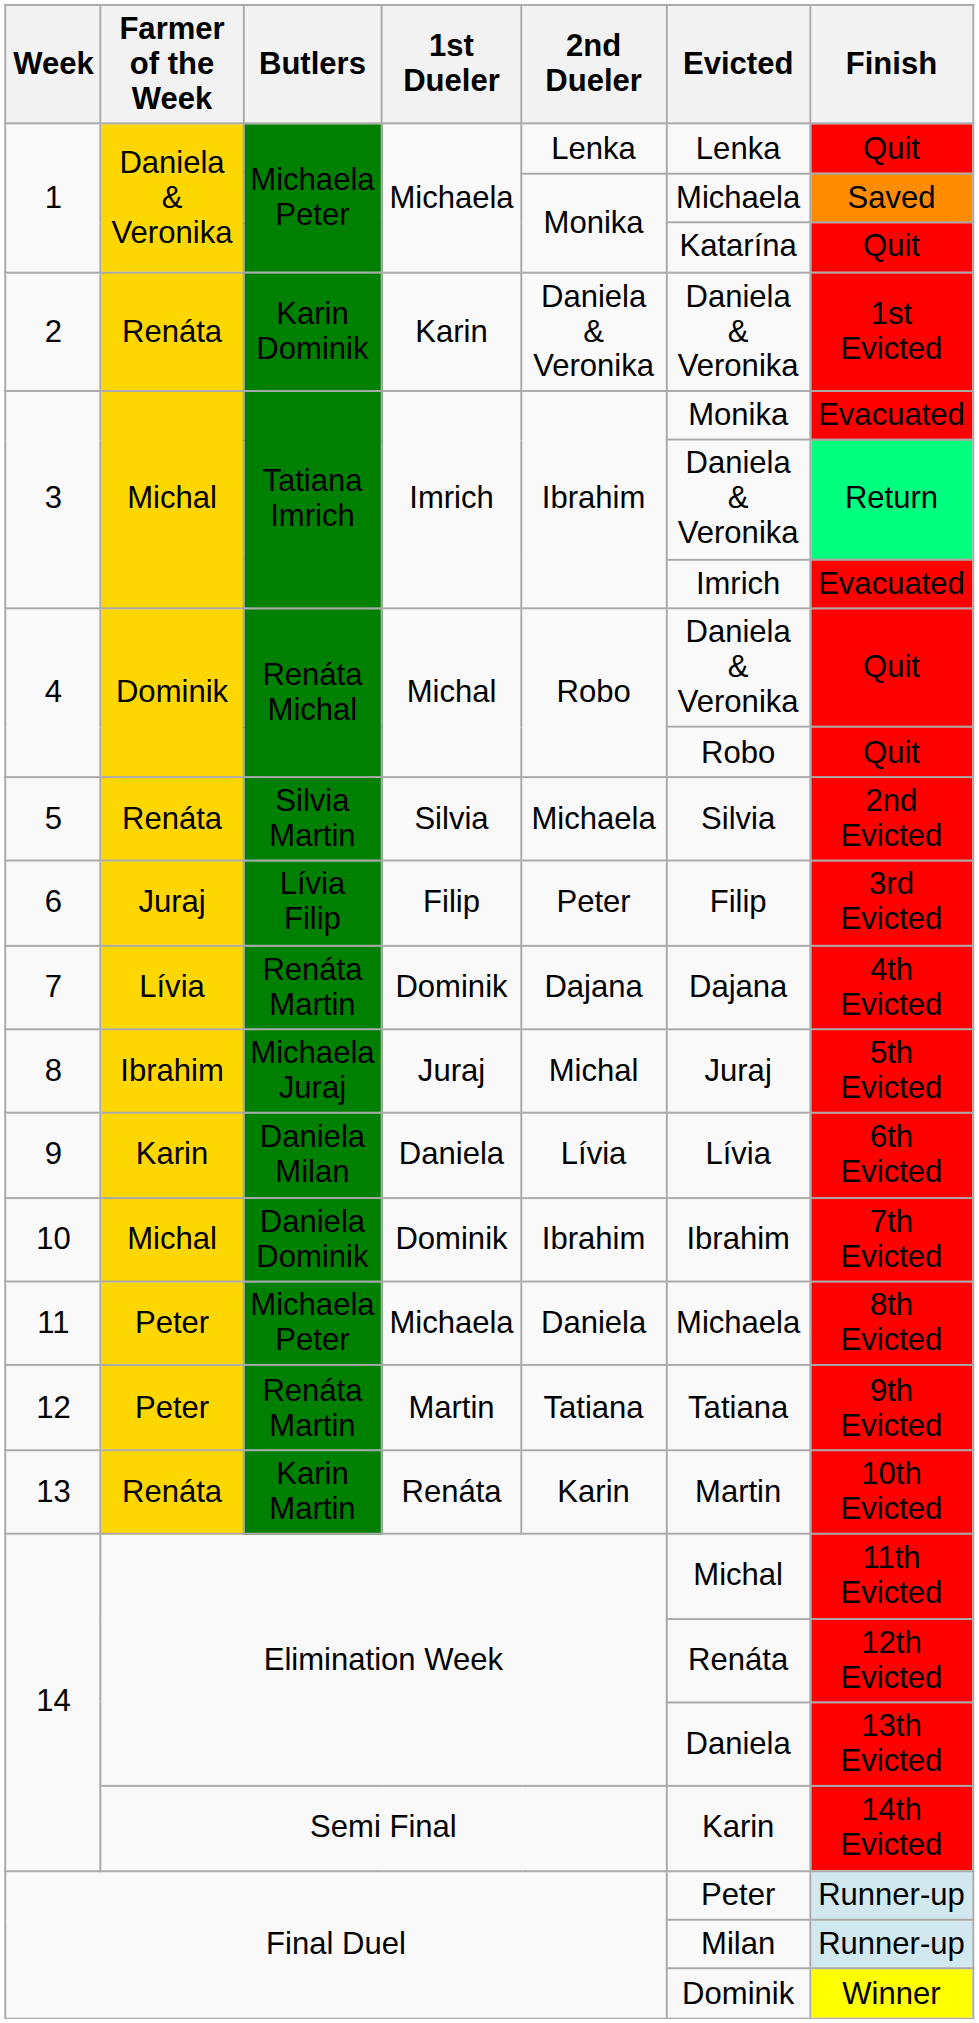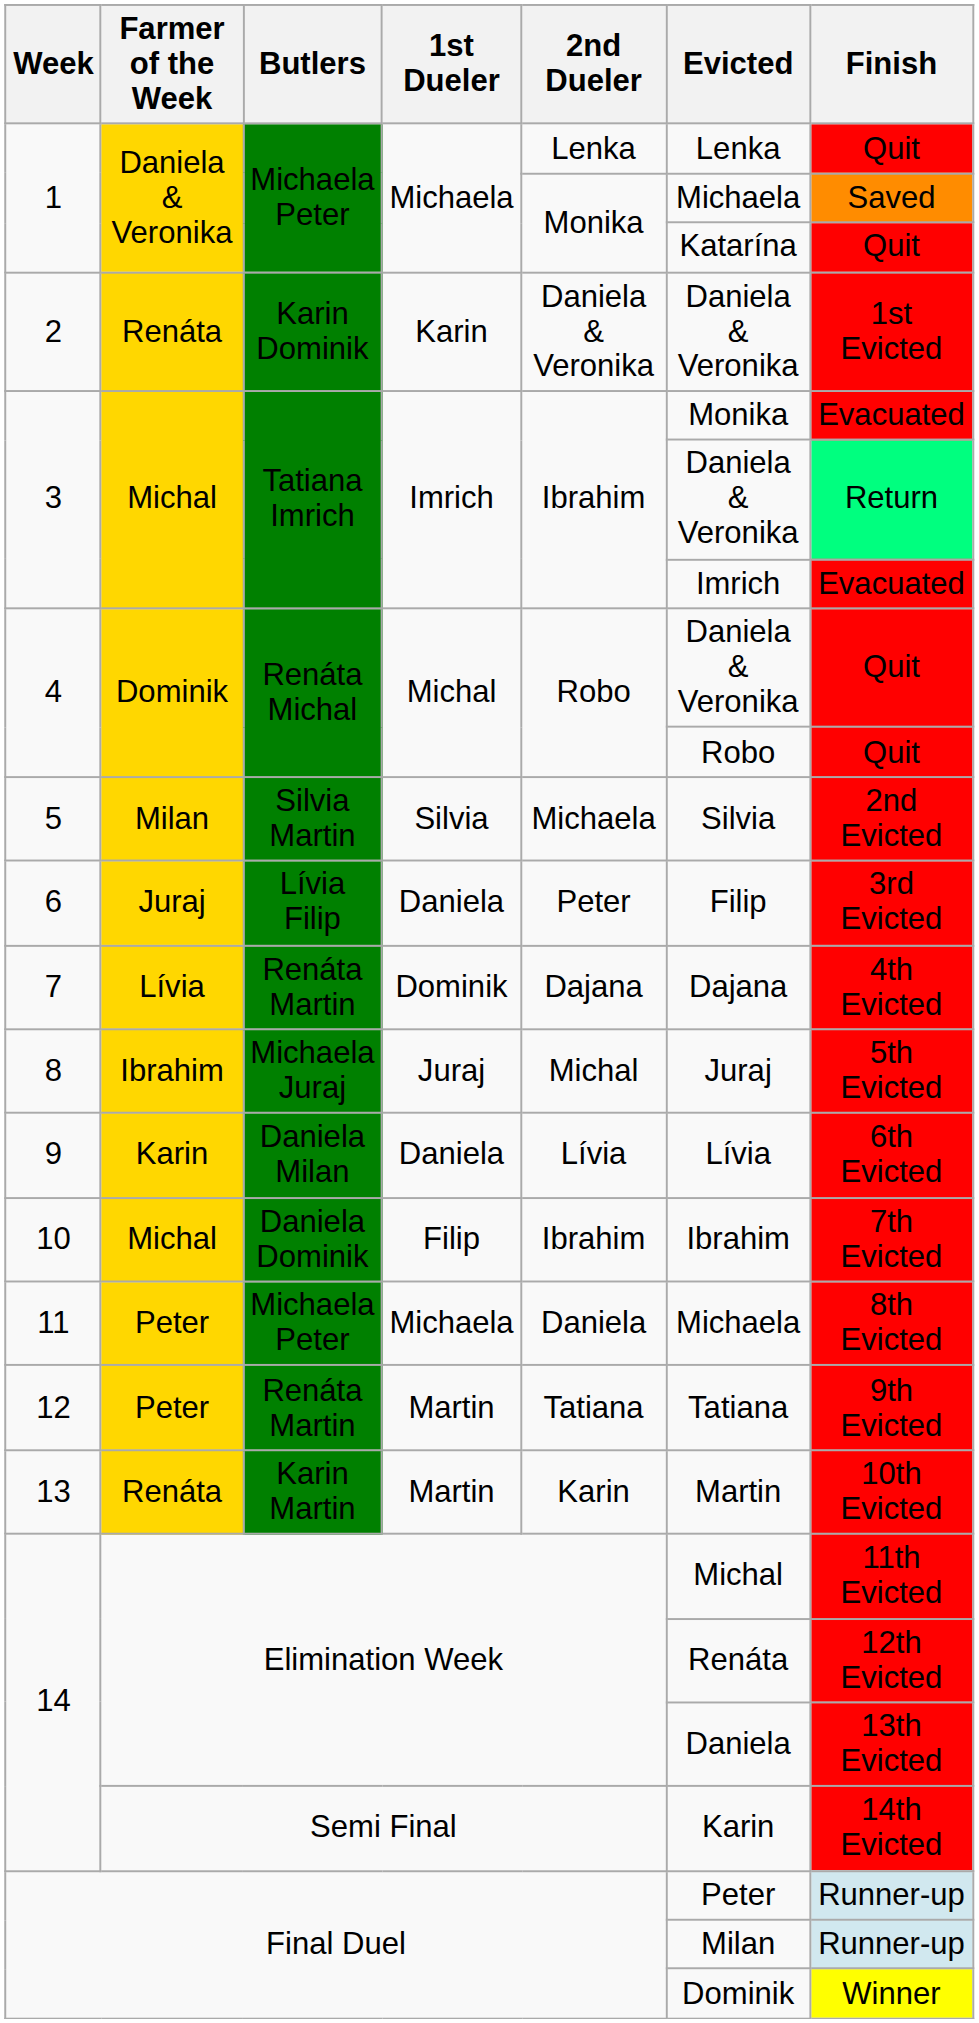(172, 818) Renáta -> (172, 818) Milan
(452, 902) Filip -> (451, 902) Daniela
(451, 1238) Dominik -> (452, 1238) Filip
(452, 1491) Renáta -> (451, 1491) Martin
